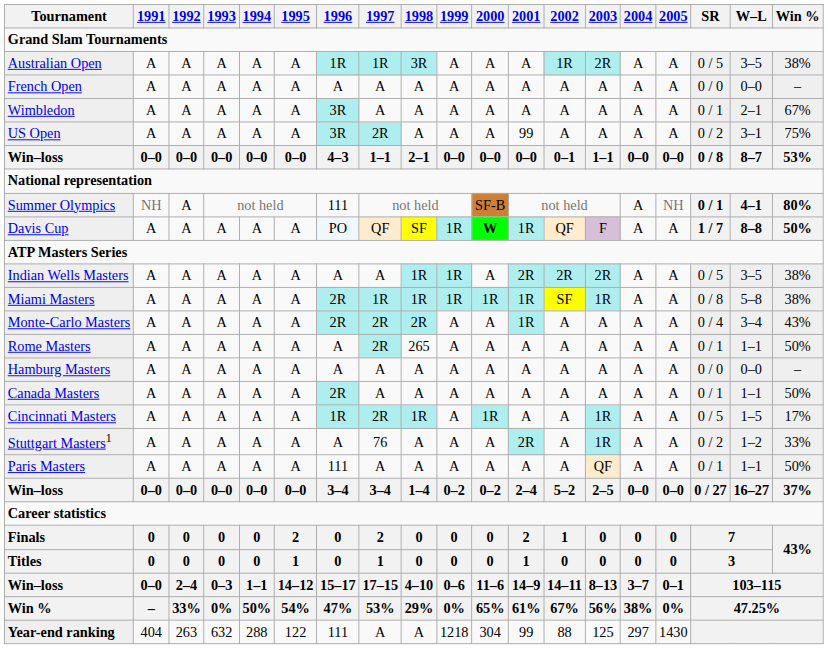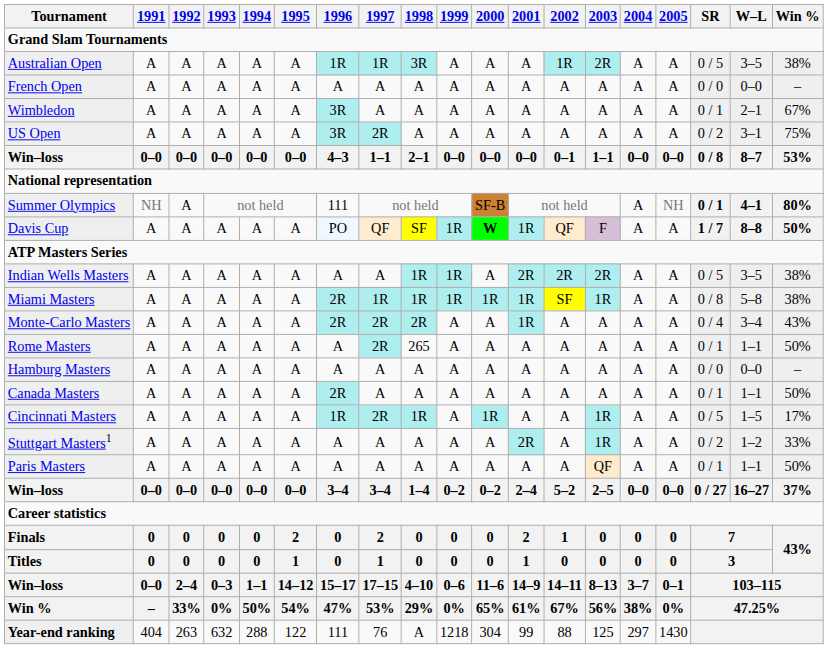(526, 134) 99 -> (526, 134) A
(380, 441) 76 -> (380, 441) A
(338, 466) 111 -> (338, 466) A
(380, 631) A -> (380, 631) 76
